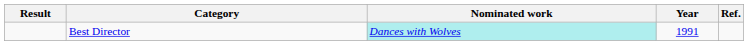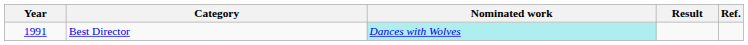columns swapped: (687, 13) <-> (35, 13)
